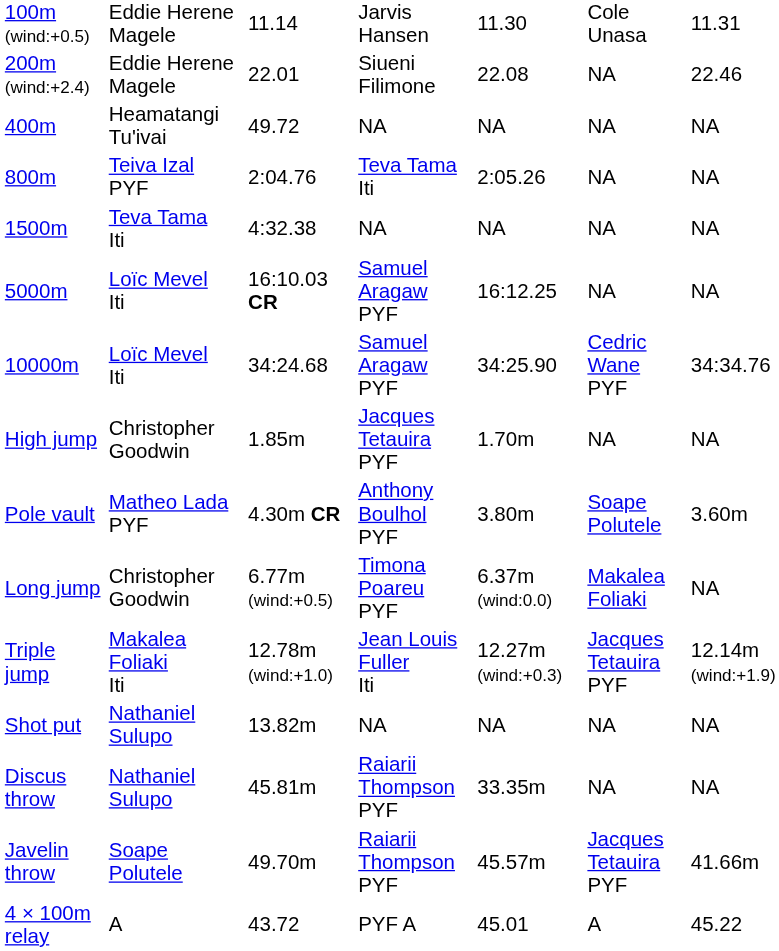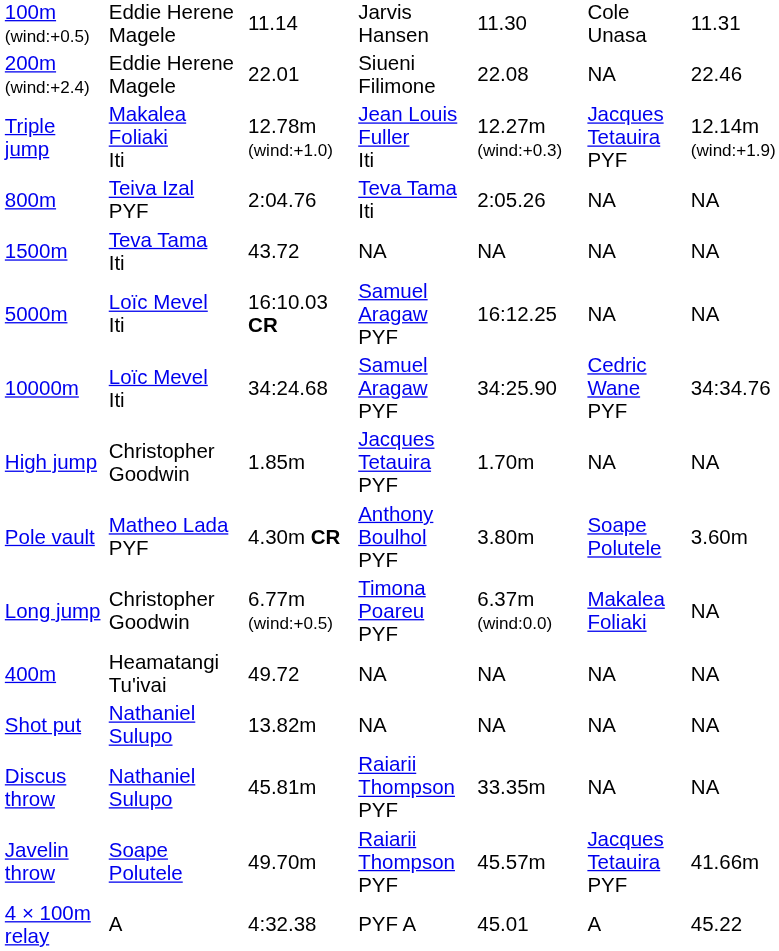rows swapped: (30, 126) <-> (30, 662)
(282, 228) 4:32.38 -> (274, 251) 43.72
(274, 924) 43.72 -> (282, 924) 4:32.38
